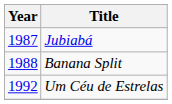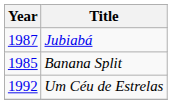(23, 63) 1988 -> (23, 63) 1985
